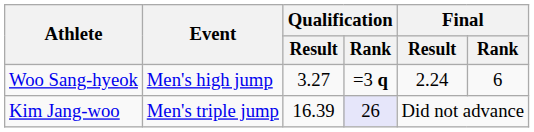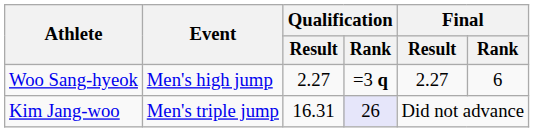(314, 80) 3.27 -> (314, 80) 2.27
(432, 80) 2.24 -> (432, 80) 2.27
(314, 111) 16.39 -> (314, 111) 16.31
